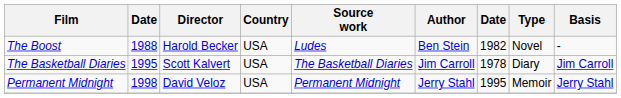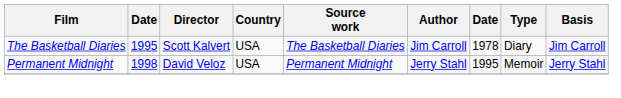- row: (34, 45)
